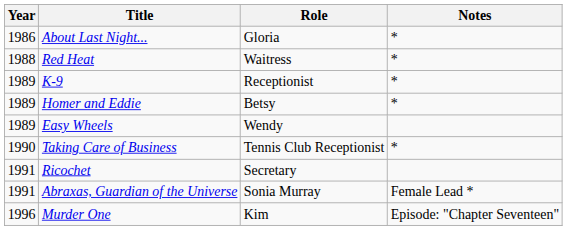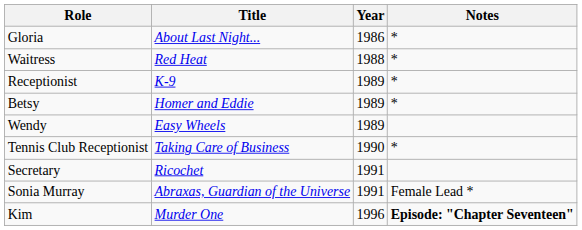columns swapped: (22, 15) <-> (314, 15)
(475, 214) normal -> (482, 214) bold
